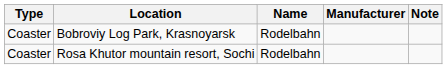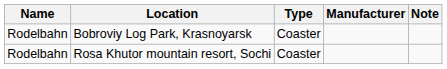columns swapped: (290, 14) <-> (29, 14)
